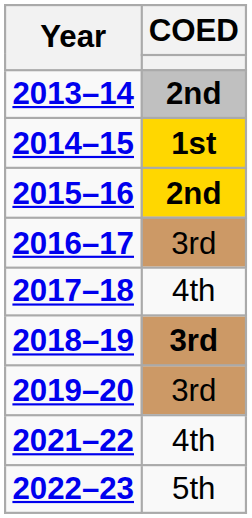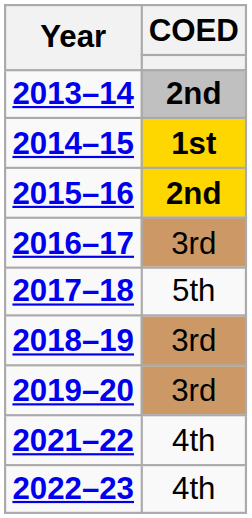(194, 292) 4th -> (194, 292) 5th
(194, 341) bold -> (194, 341) normal
(194, 489) 5th -> (194, 489) 4th
